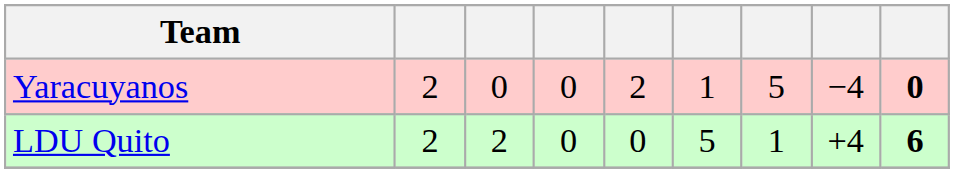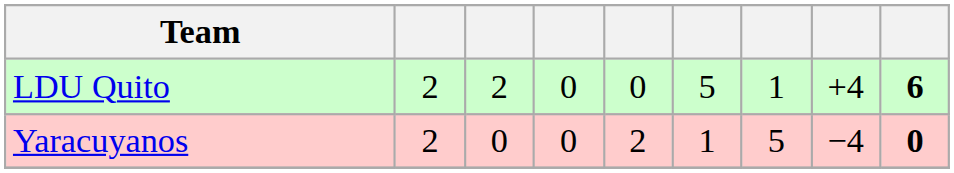rows swapped: (91, 140) <-> (101, 85)
